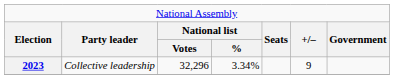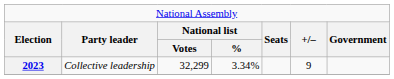(194, 66) 32,296 -> (194, 66) 32,299
